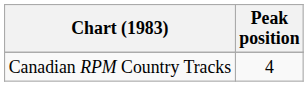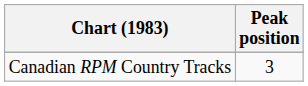(269, 66) 4 -> (269, 66) 3
